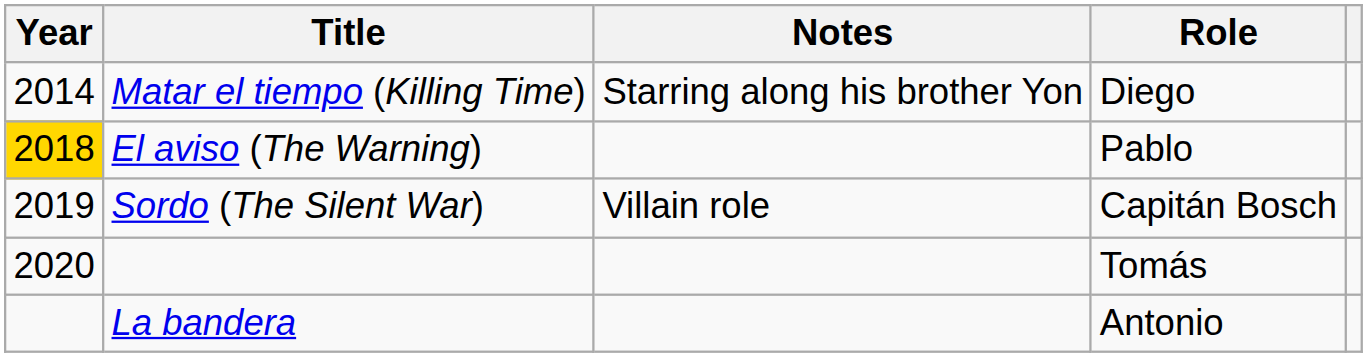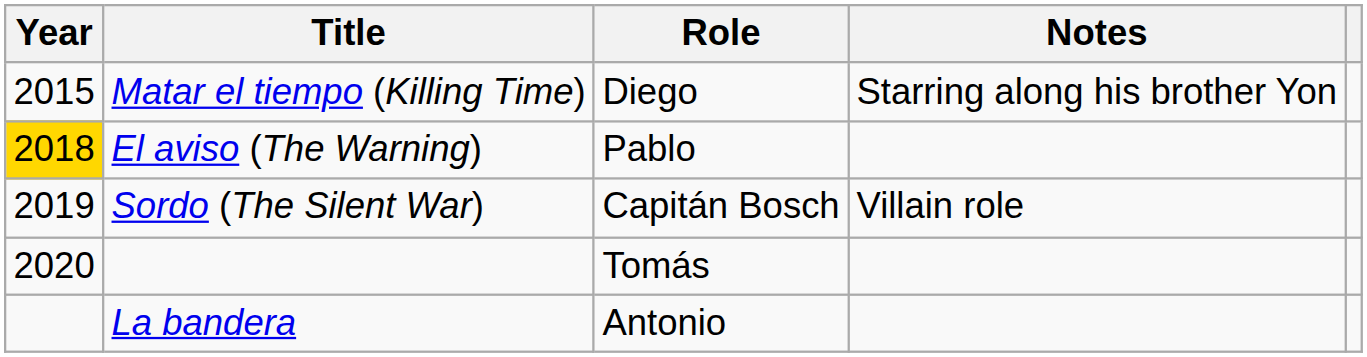columns swapped: (1218, 33) <-> (843, 33)
(54, 91) 2014 -> (54, 91) 2015
